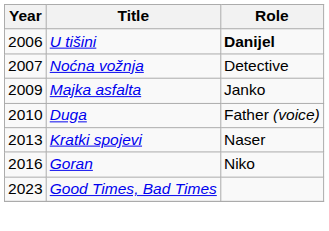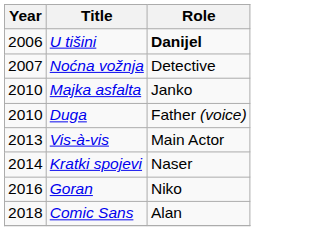(25, 90) 2009 -> (25, 90) 2010
+ row: (79, 139)
(25, 139) 2013 -> (25, 164) 2014
+ row: (92, 213)
- row: (133, 189)
